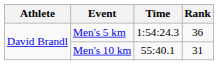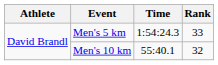(198, 32) 36 -> (198, 32) 33
(198, 51) 31 -> (198, 51) 32
